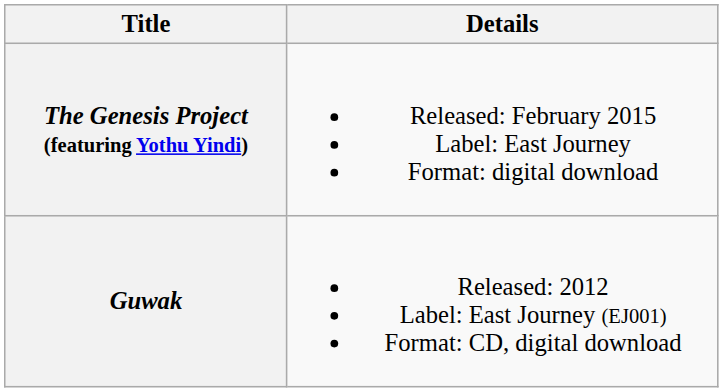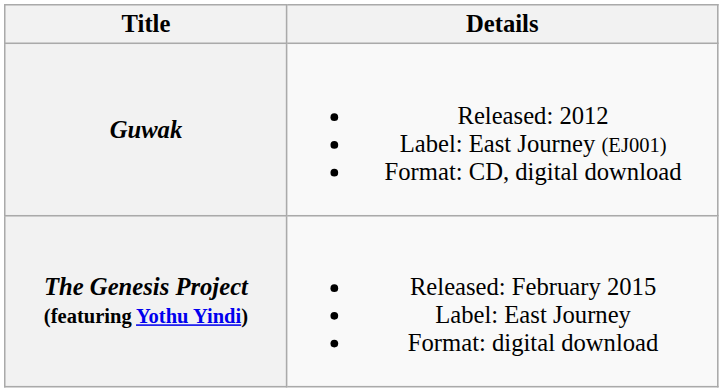rows swapped: (146, 300) <-> (146, 129)
